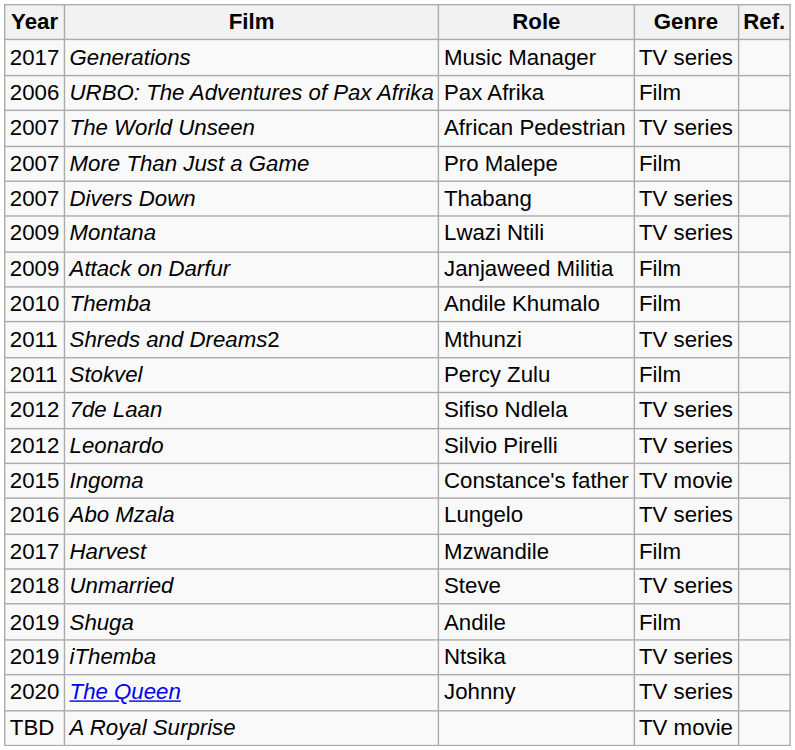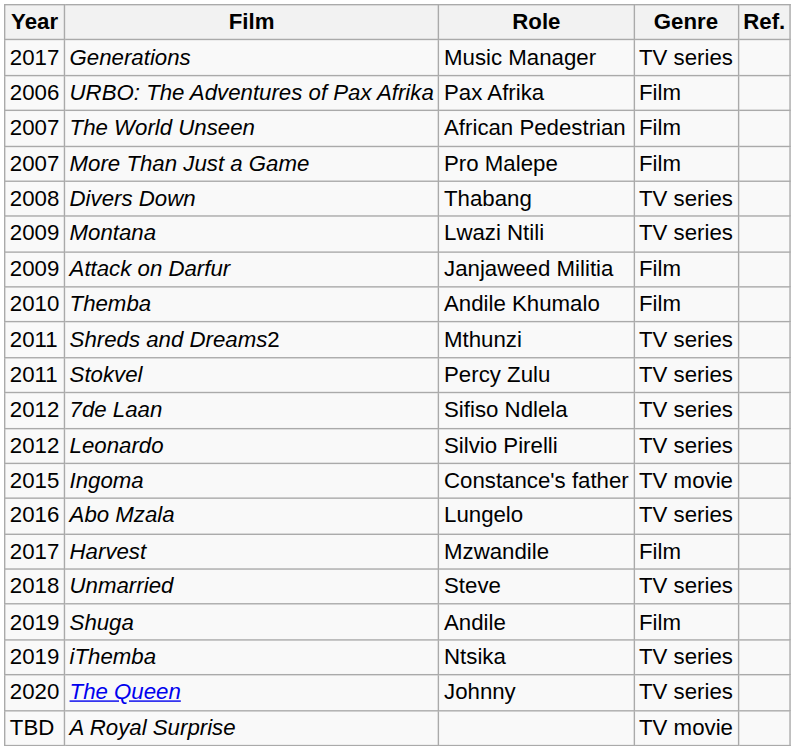(686, 127) TV series -> (660, 127) Film
(35, 198) 2007 -> (35, 198) 2008
(660, 374) Film -> (686, 374) TV series
